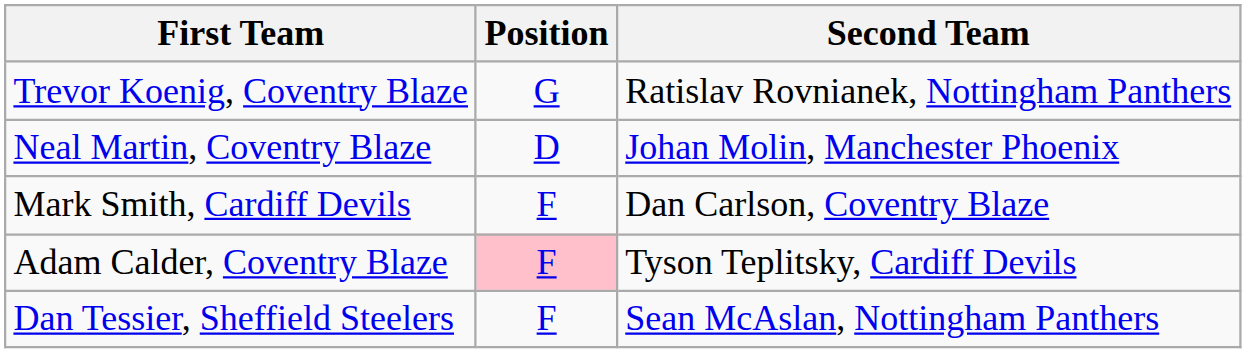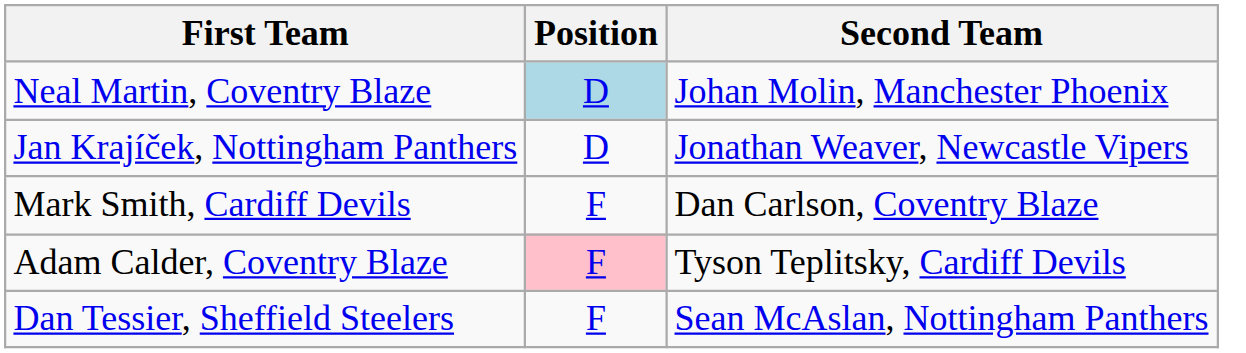- row: (241, 90)
(547, 147) no background -> (596, 90) lightblue background
+ row: (265, 147)
